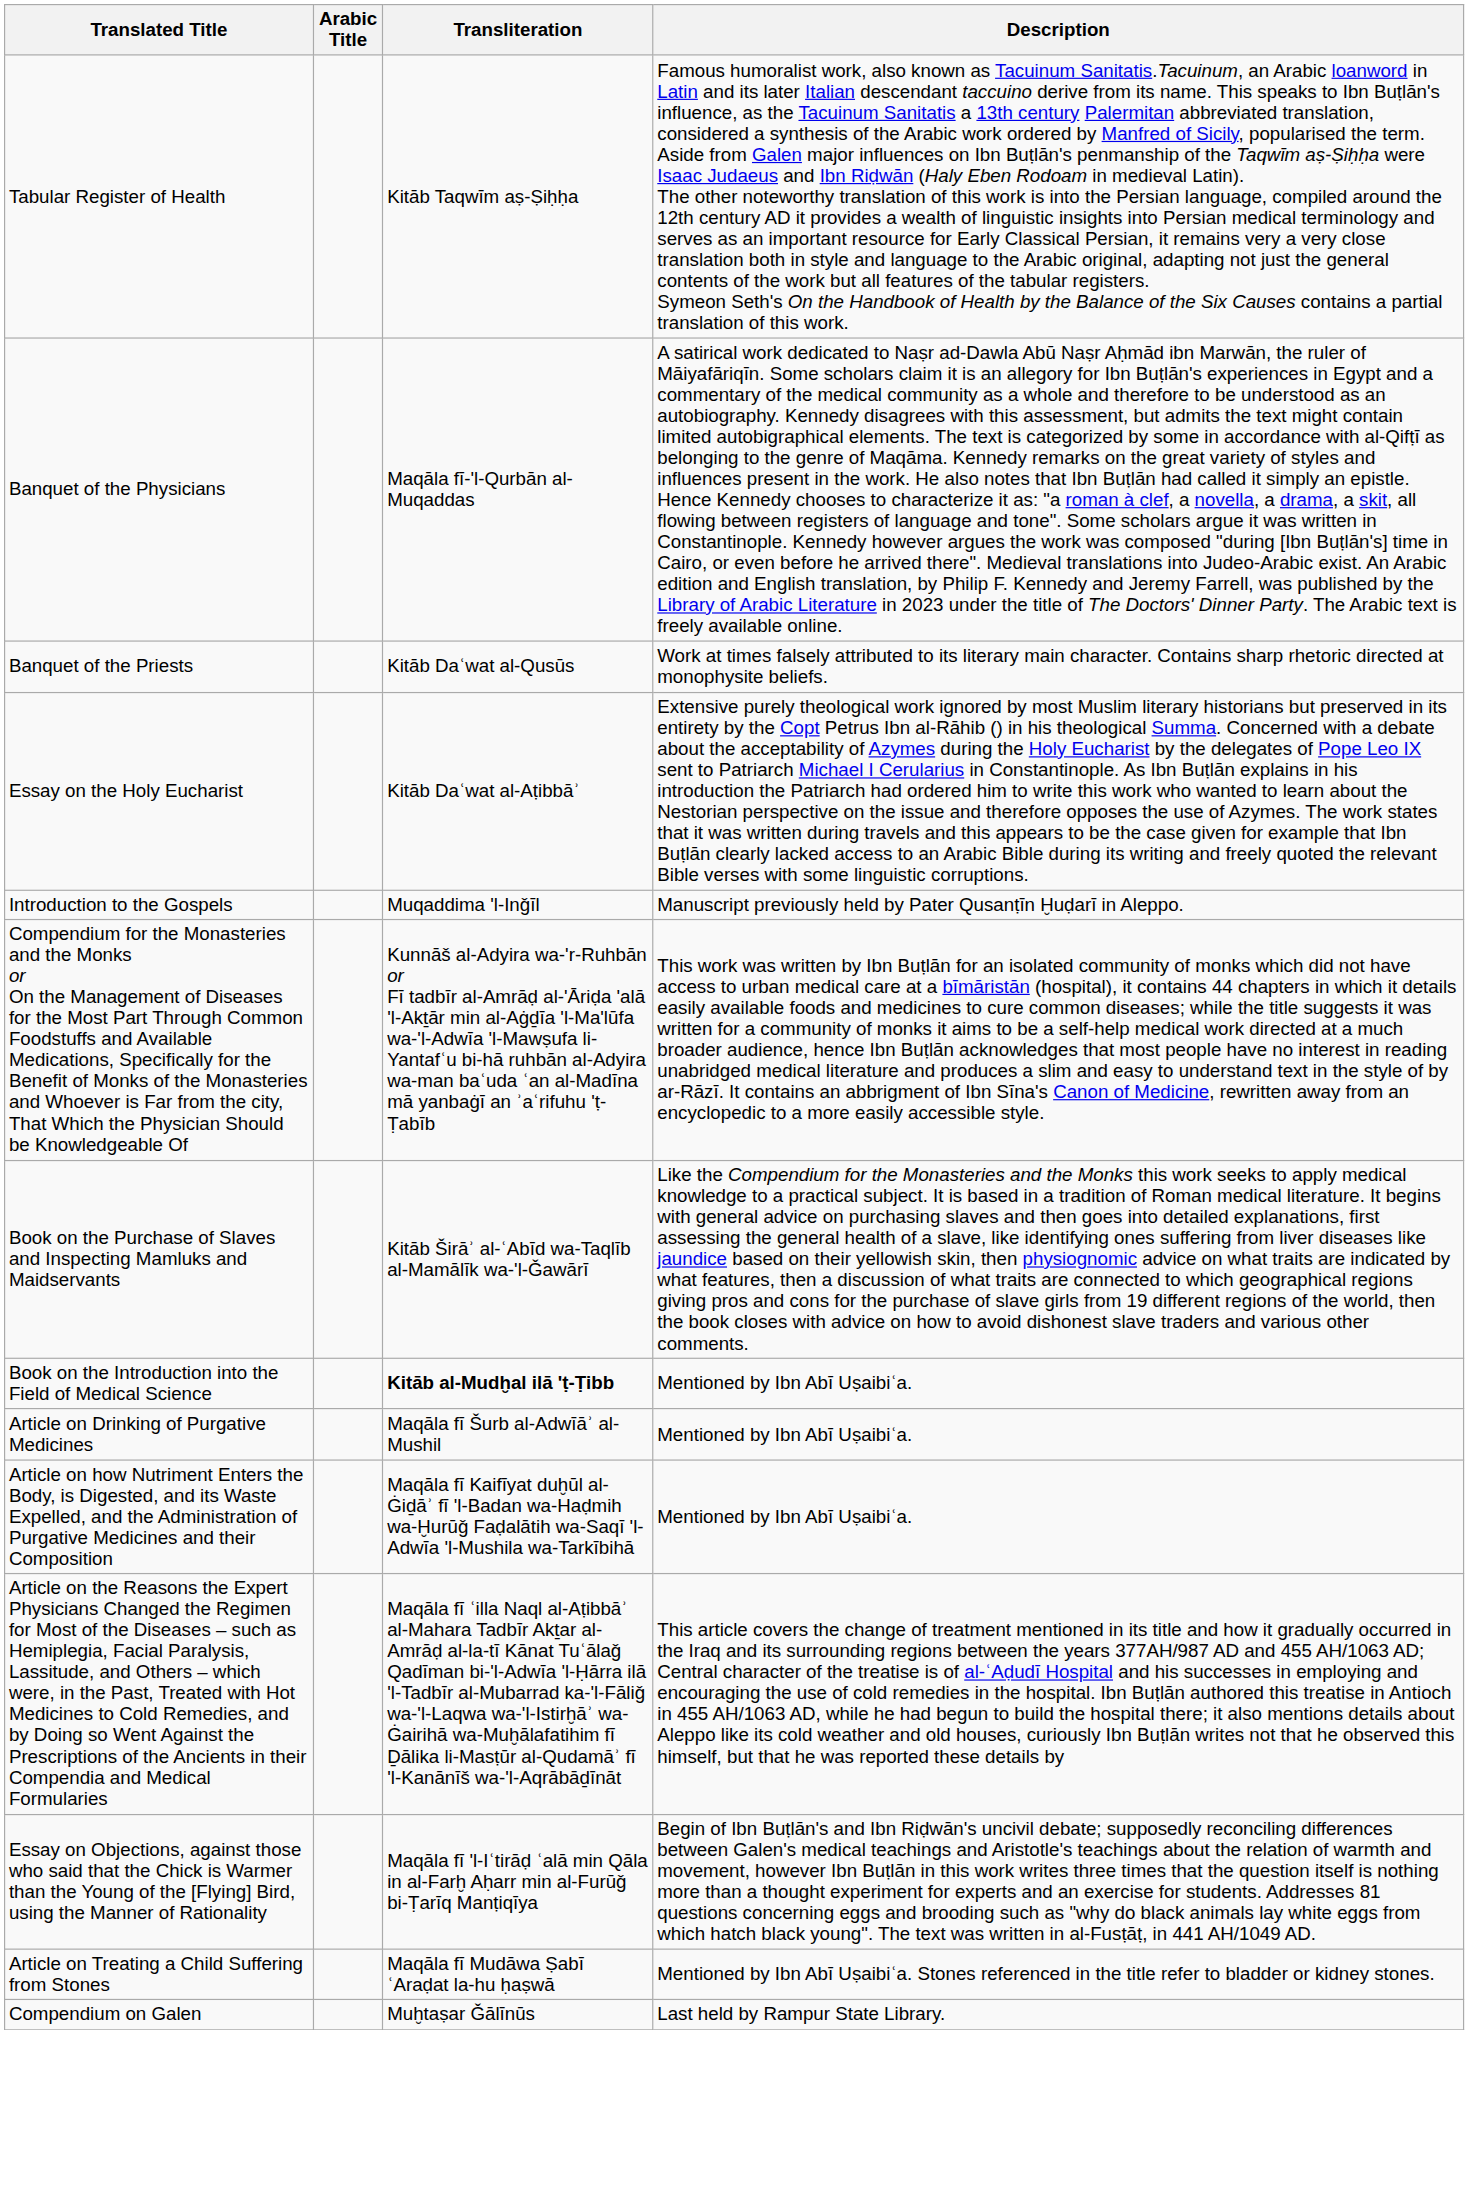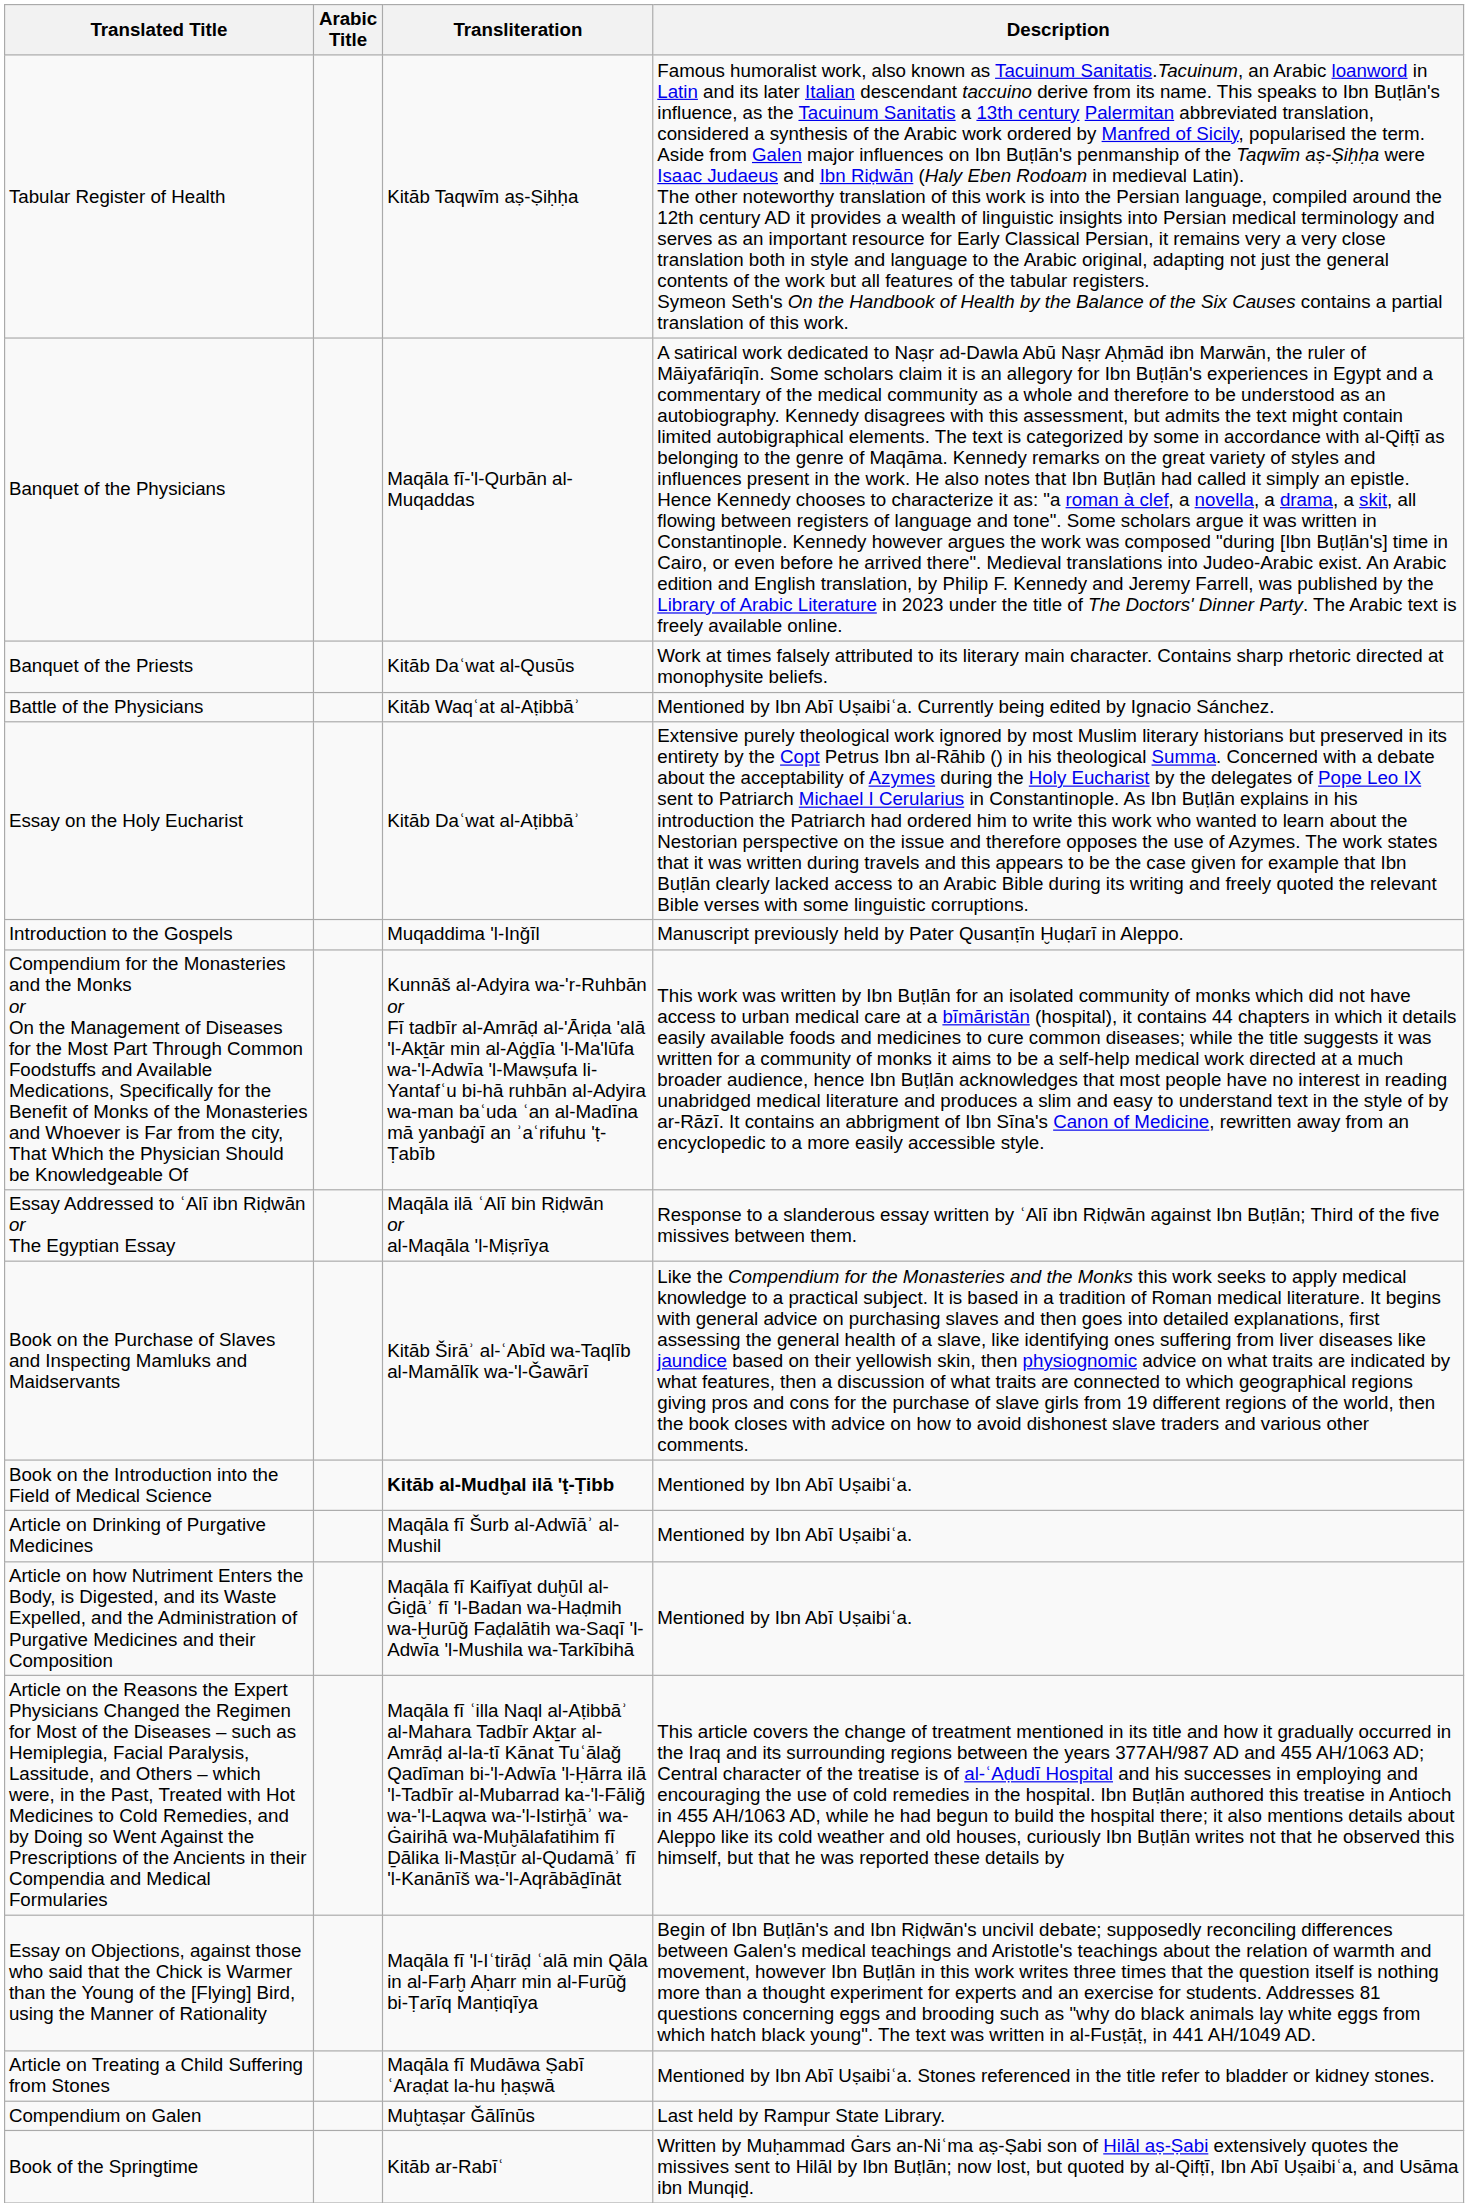+ row: (106, 706)
+ row: (157, 1225)
+ row: (104, 2166)
